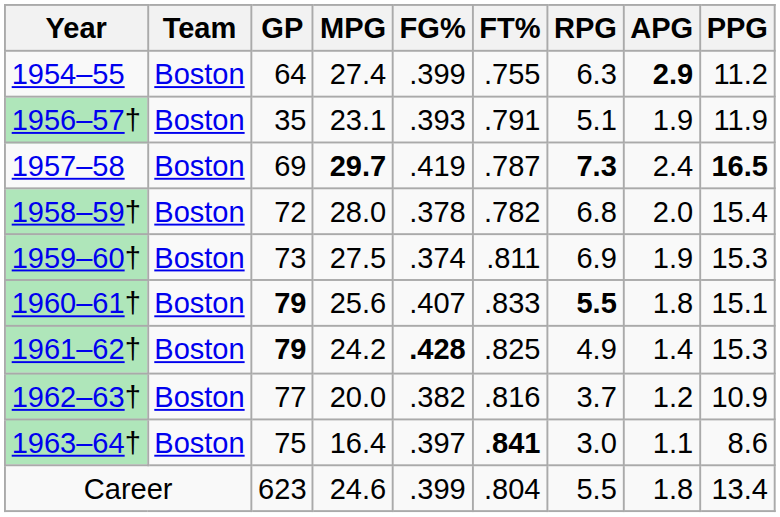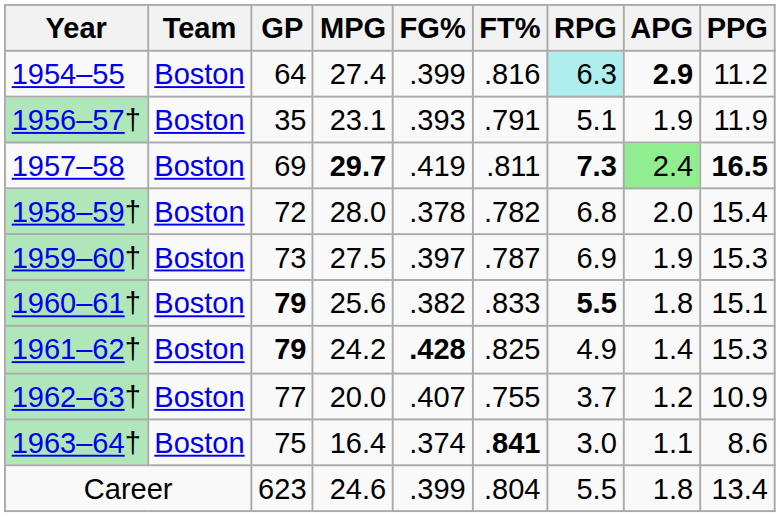(512, 74) .755 -> (512, 74) .816
(597, 74) no background -> (597, 74) paleturquoise background
(512, 166) .787 -> (513, 166) .811
(673, 166) no background -> (673, 166) lightgreen background
(437, 258) .374 -> (437, 258) .397
(513, 258) .811 -> (512, 258) .787
(437, 304) .407 -> (437, 304) .382
(437, 396) .382 -> (437, 396) .407
(512, 396) .816 -> (512, 396) .755
(437, 442) .397 -> (437, 442) .374
